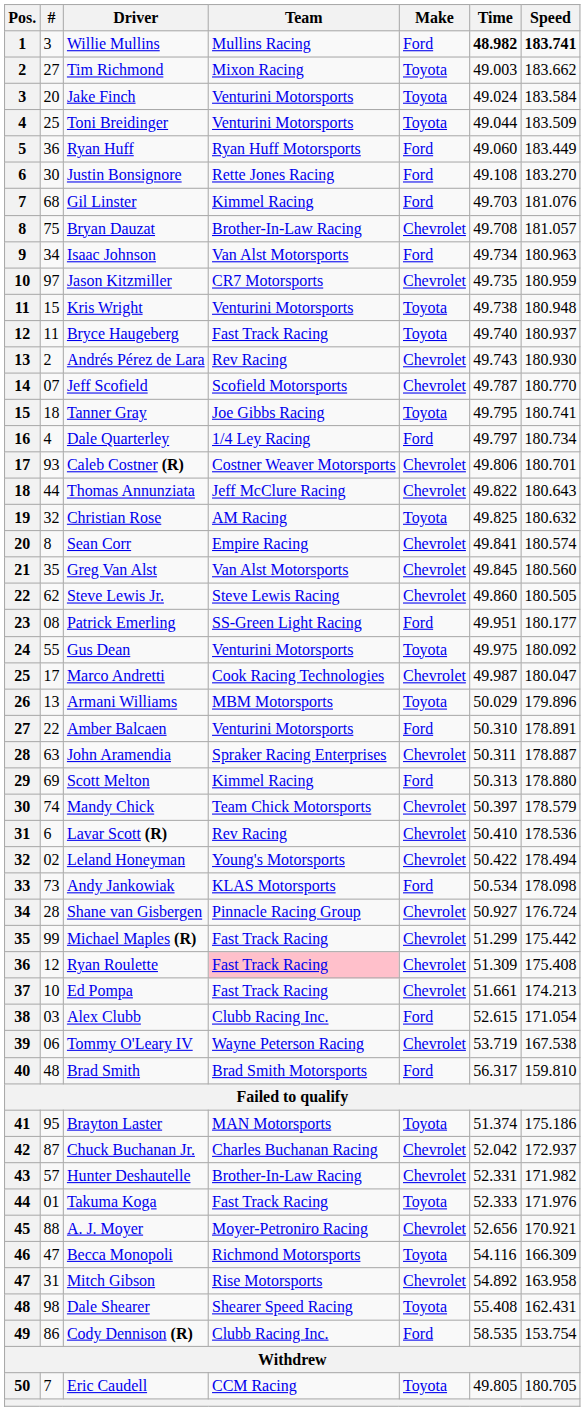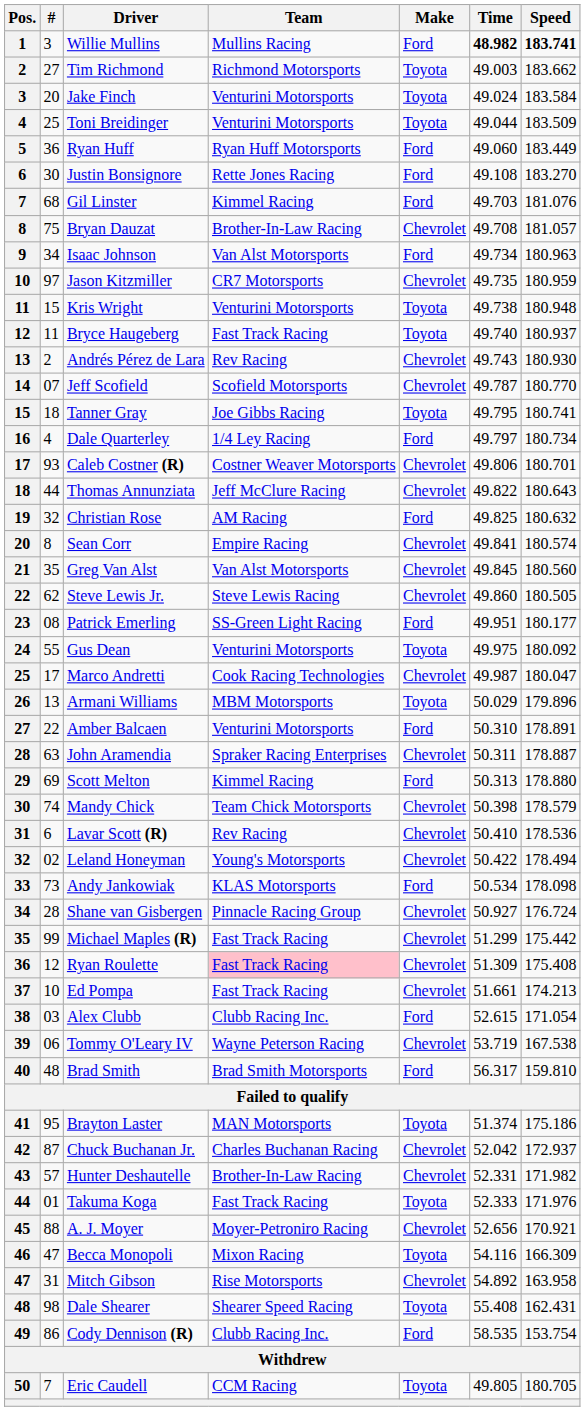(258, 70) Mixon Racing -> (286, 70) Richmond Motorsports
(425, 517) Toyota -> (418, 517) Ford
(495, 807) 50.397 -> (495, 807) 50.398
(286, 1254) Richmond Motorsports -> (258, 1254) Mixon Racing
